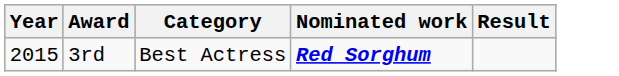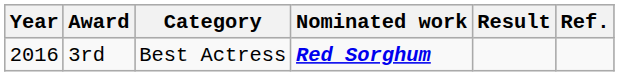+ column: (585, 21)
(34, 55) 2015 -> (34, 55) 2016
